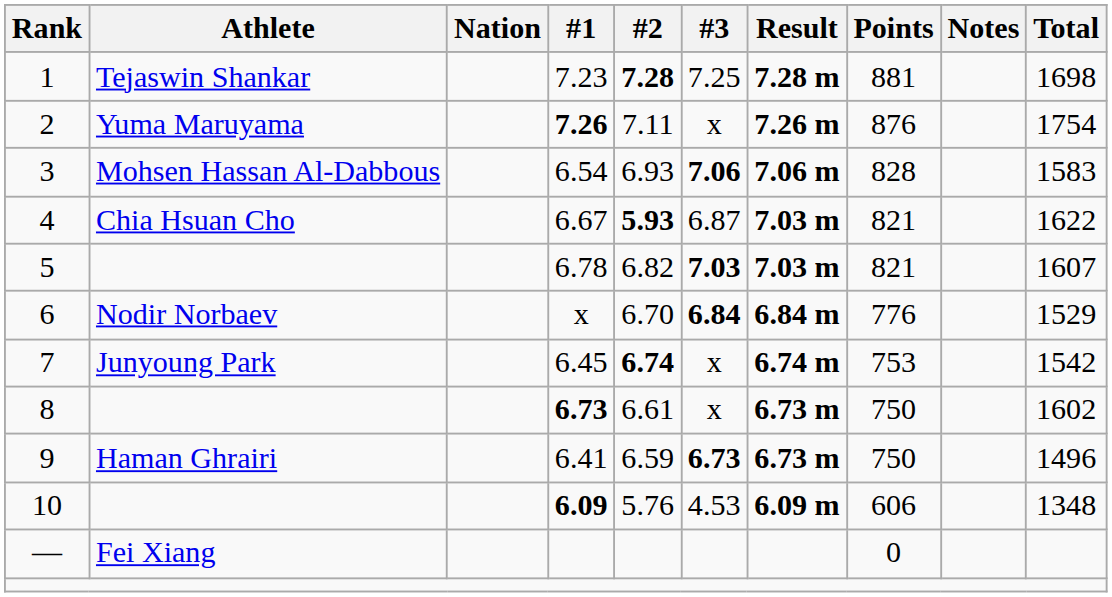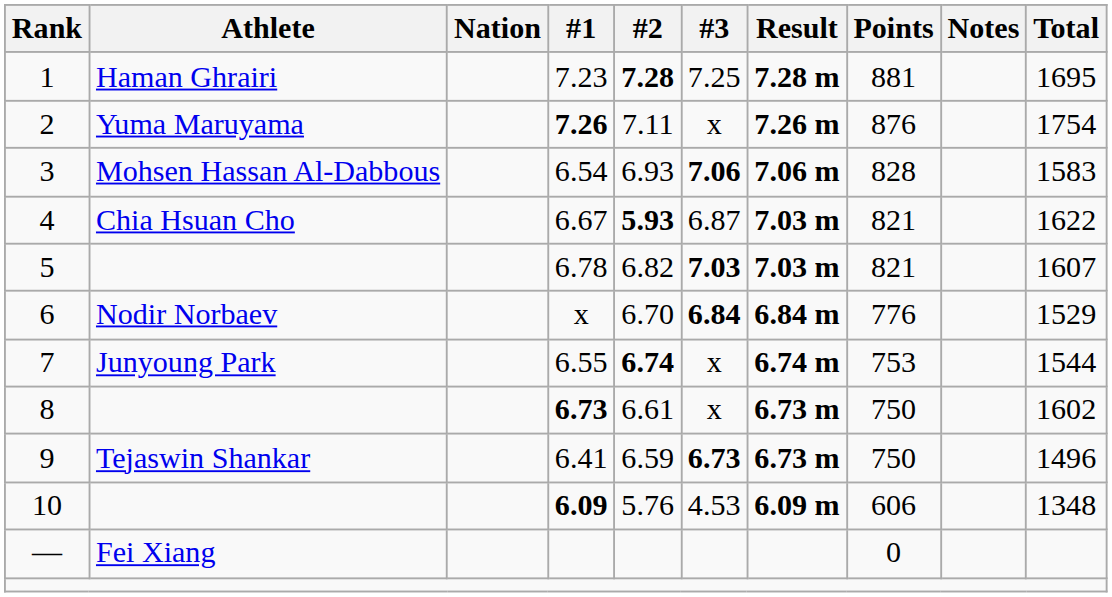(203, 76) Tejaswin Shankar -> (187, 76) Haman Ghrairi
(1066, 76) 1698 -> (1066, 76) 1695
(581, 362) 6.45 -> (581, 362) 6.55
(1066, 362) 1542 -> (1066, 362) 1544
(187, 457) Haman Ghrairi -> (203, 457) Tejaswin Shankar
